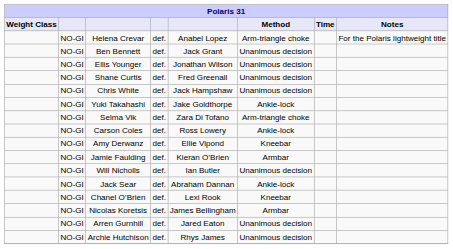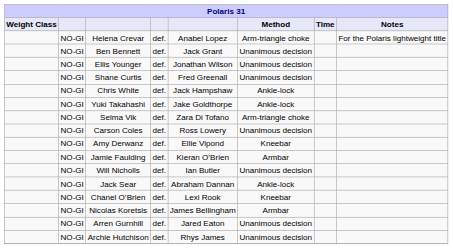(276, 90) Unanimous decision -> (276, 90) Ankle-lock
(276, 130) Ankle-lock -> (276, 130) Unanimous decision
